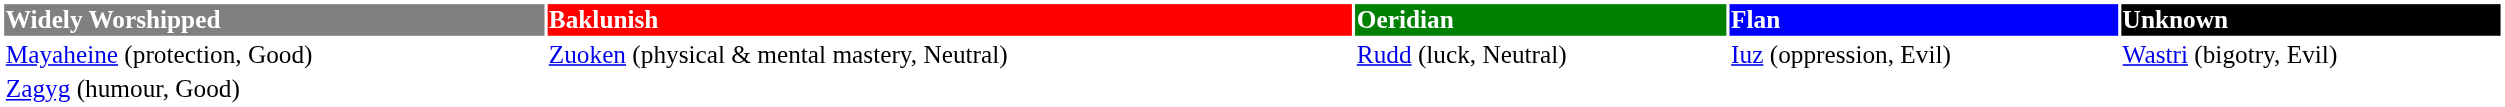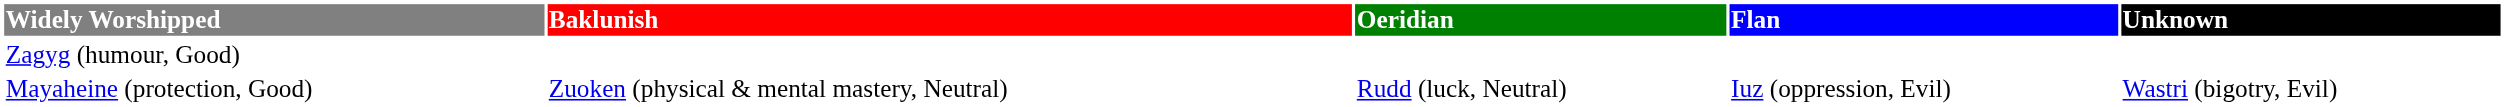rows swapped: (159, 54) <-> (123, 89)
